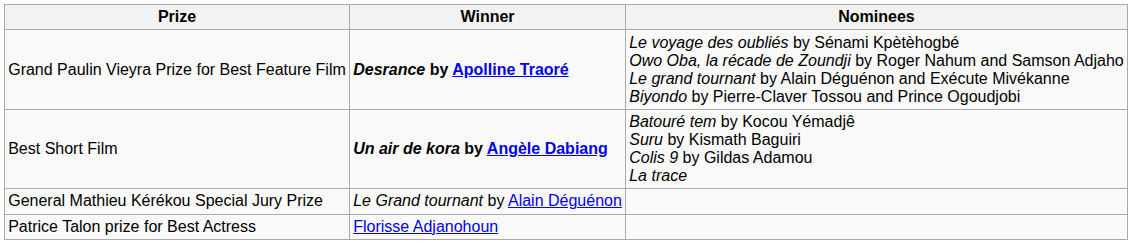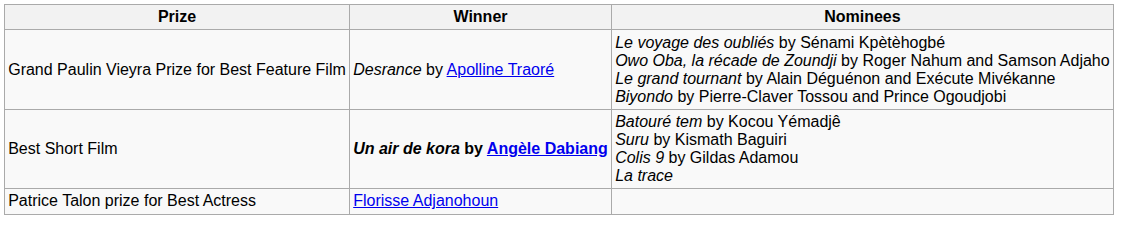(461, 69) bold -> (454, 69) normal
- row: (166, 201)
